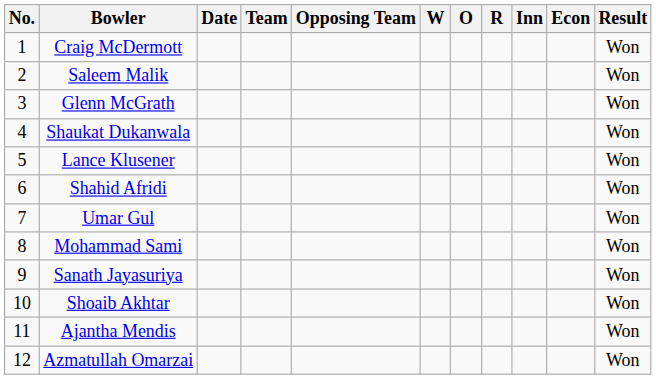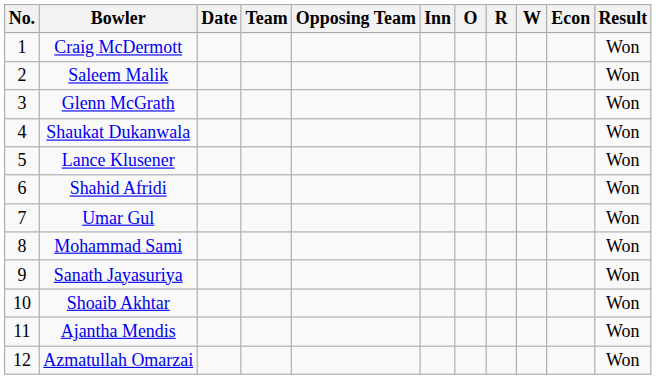columns swapped: (530, 18) <-> (435, 18)
